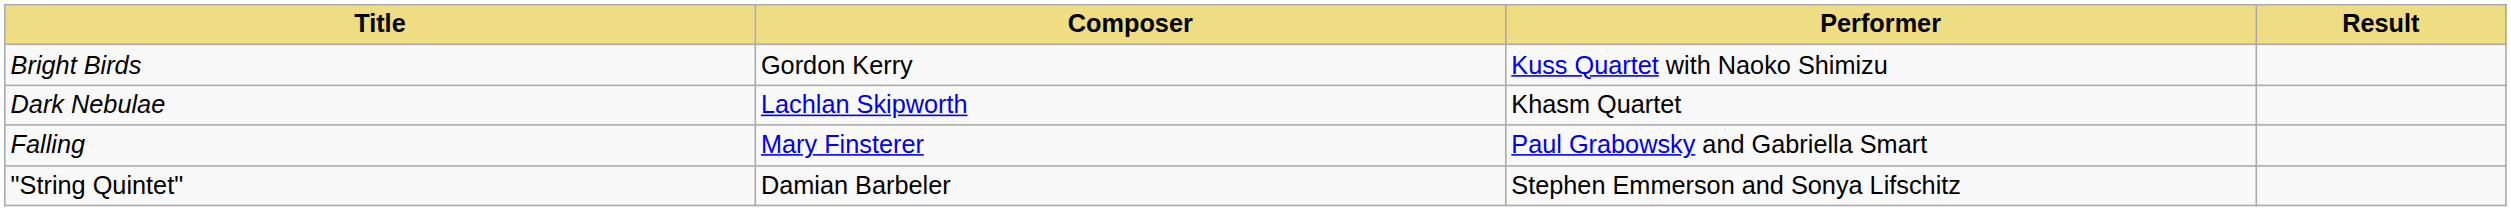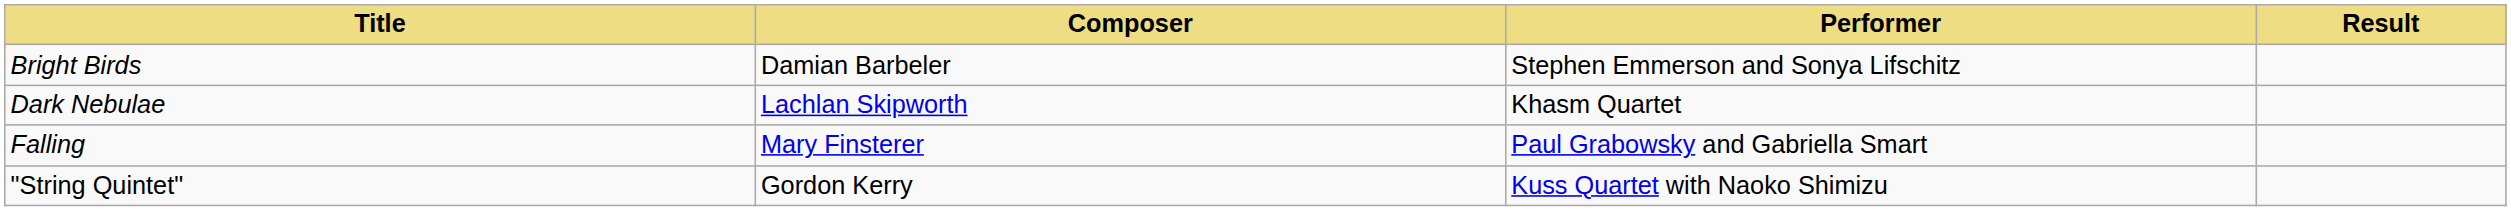(837, 64) Gordon Kerry -> (856, 64) Damian Barbeler
(1700, 64) Kuss Quartet with Naoko Shimizu -> (1736, 64) Stephen Emmerson and Sonya Lifschitz
(856, 184) Damian Barbeler -> (837, 184) Gordon Kerry
(1736, 184) Stephen Emmerson and Sonya Lifschitz -> (1700, 184) Kuss Quartet with Naoko Shimizu
